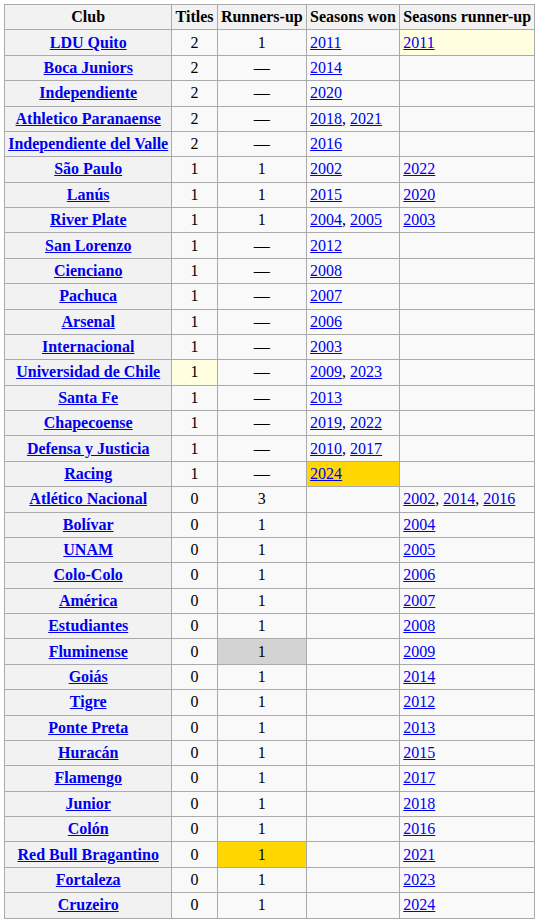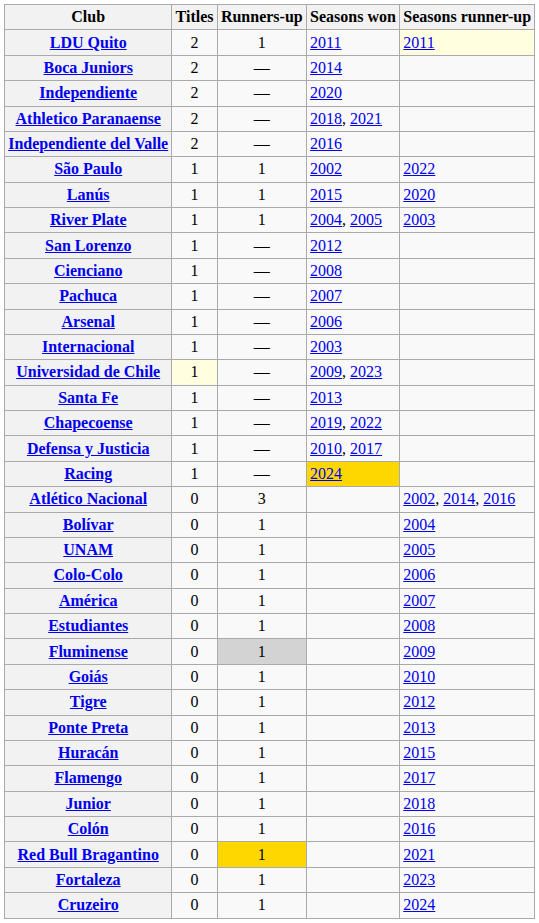(419, 676) 2014 -> (419, 676) 2010
